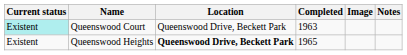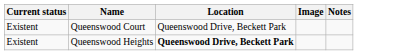- column: (320, 12)
(22, 27) paleturquoise background -> (22, 27) no background
